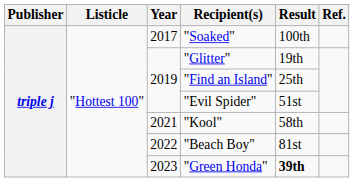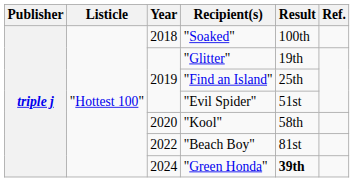(164, 36) 2017 -> (164, 36) 2018
(164, 123) 2021 -> (164, 123) 2020
(164, 166) 2023 -> (164, 166) 2024
